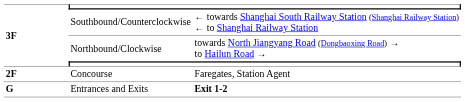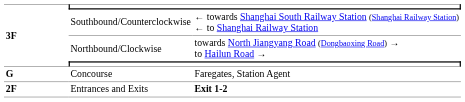(11, 74) 2F -> (10, 74) G
(10, 89) G -> (11, 89) 2F
